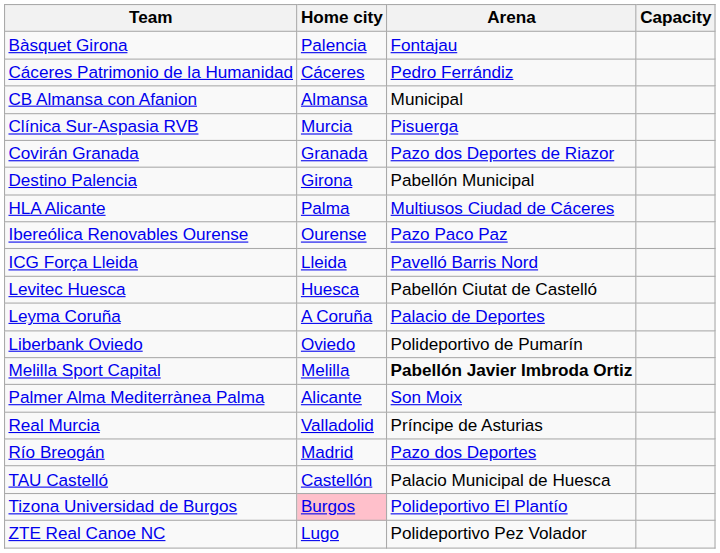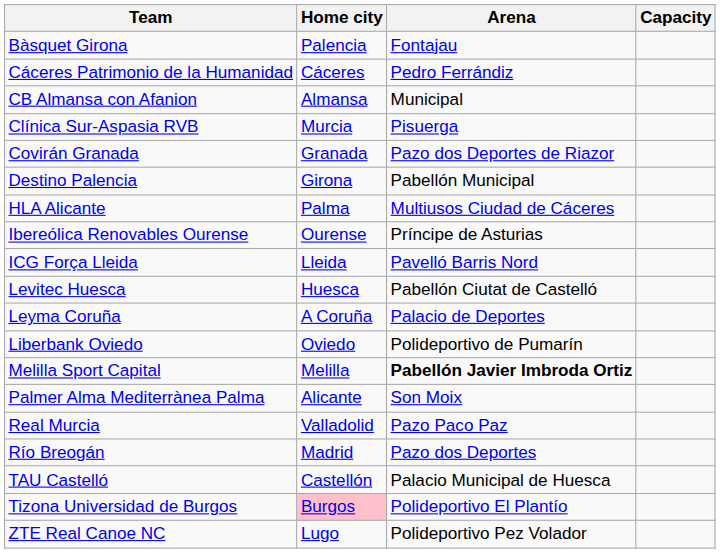(449, 235) Pazo Paco Paz -> (467, 235) Príncipe de Asturias
(467, 425) Príncipe de Asturias -> (449, 425) Pazo Paco Paz
